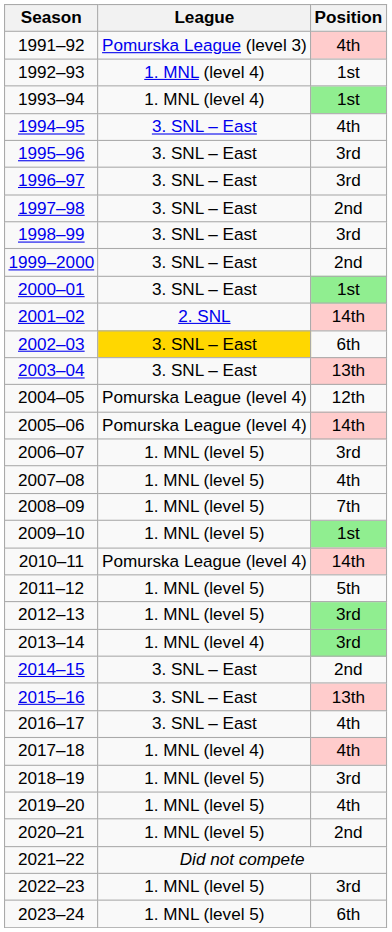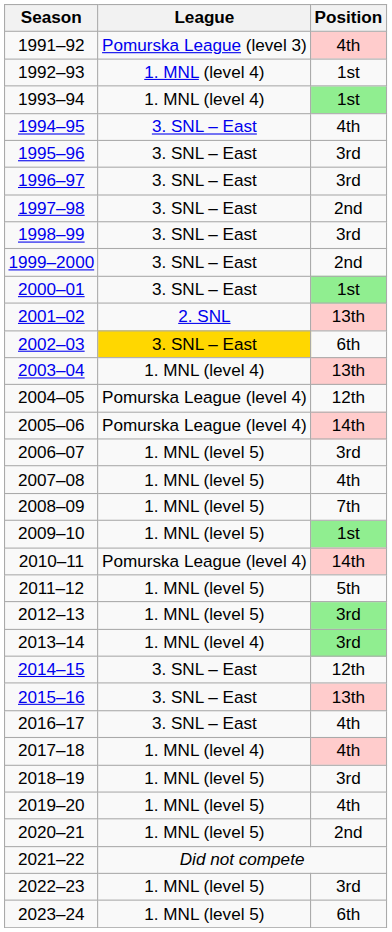(348, 316) 14th -> (348, 316) 13th
(204, 371) 3. SNL – East -> (204, 371) 1. MNL (level 4)
(348, 669) 2nd -> (348, 669) 12th
